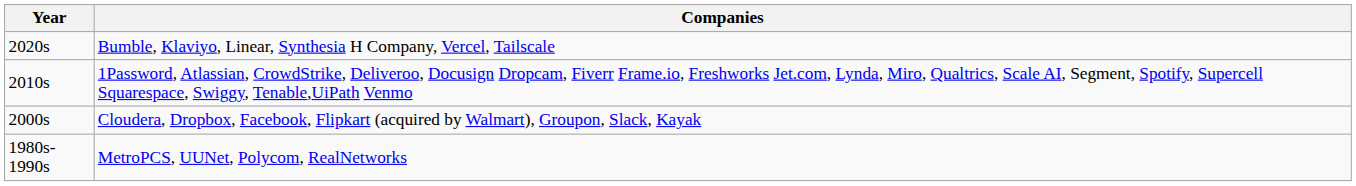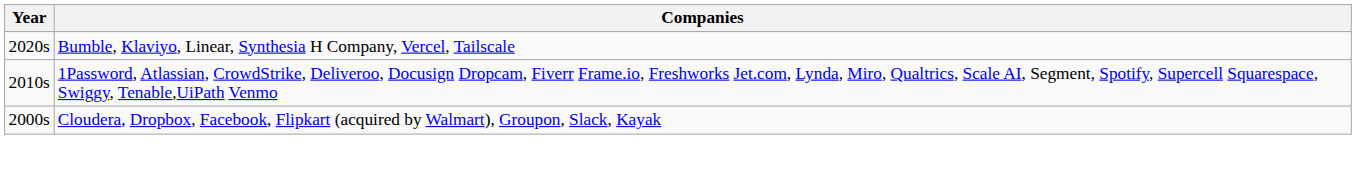- row: (252, 156)
